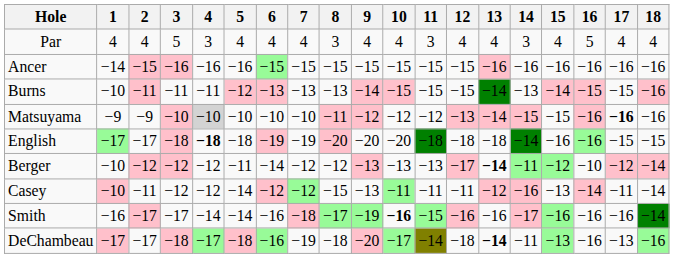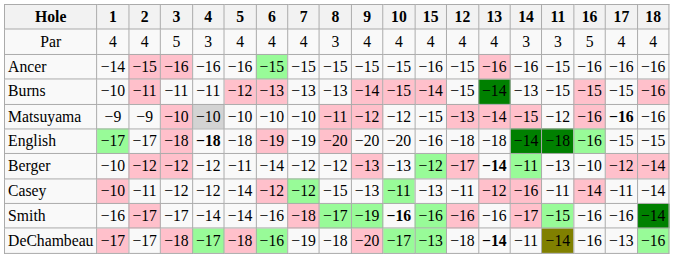columns swapped: (431, 16) <-> (558, 16)
